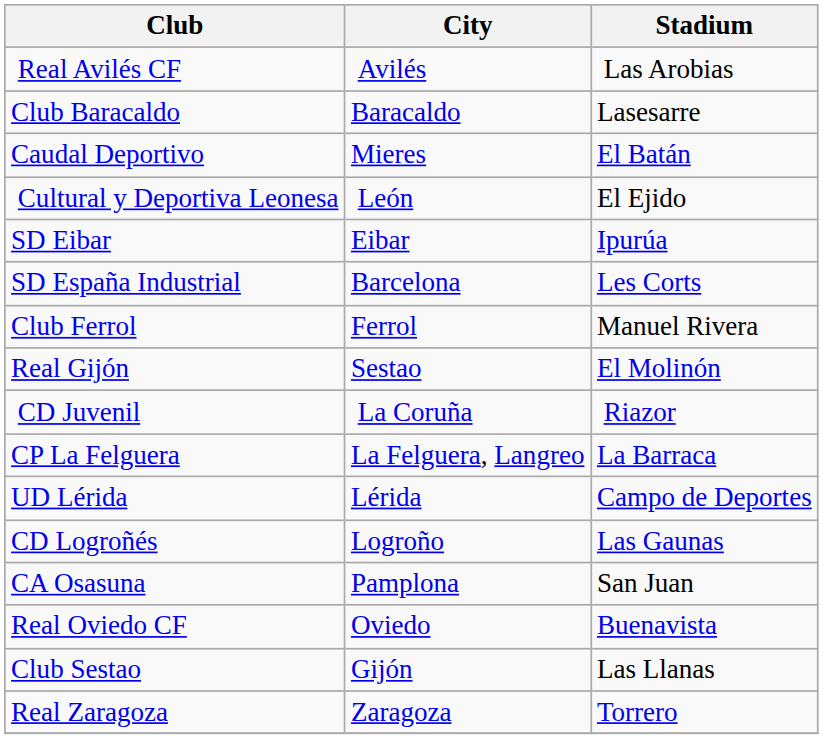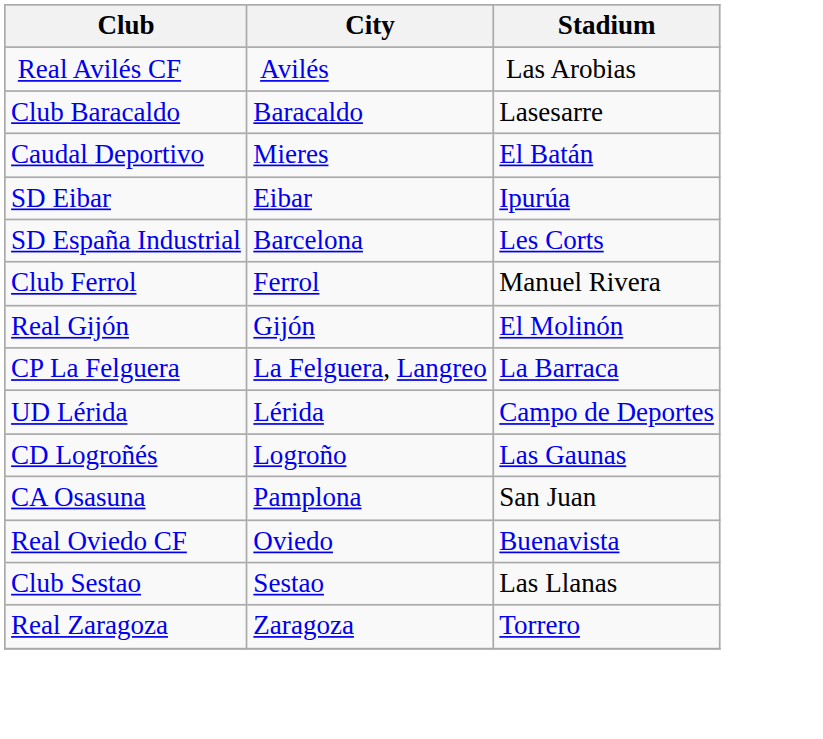- row: (175, 197)
(386, 369) Sestao -> (284, 326) Gijón
- row: (76, 411)
(382, 669) Gijón -> (289, 583) Sestao
